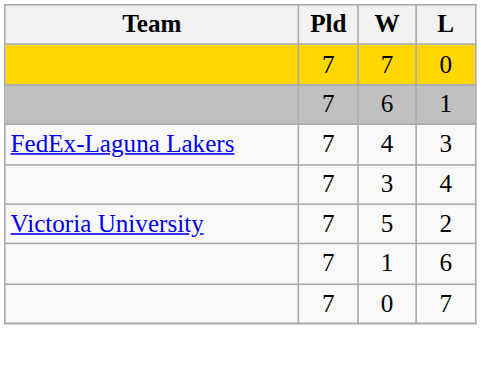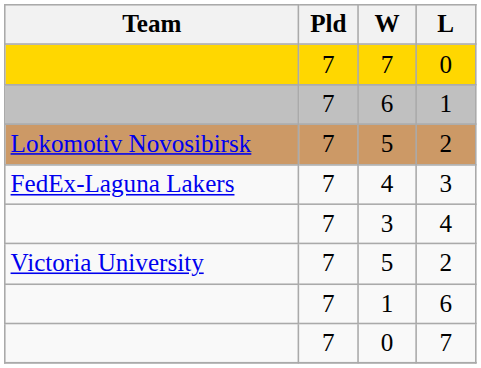+ row: (131, 143)
